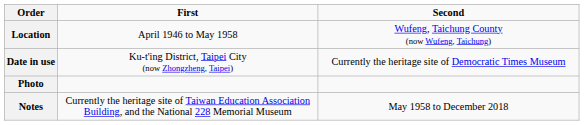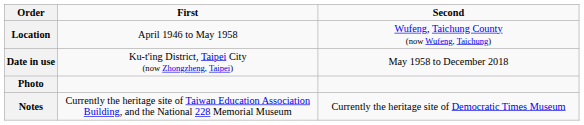(448, 62) Currently the heritage site of Democratic Times Museum -> (448, 62) May 1958 to December 2018
(448, 106) May 1958 to December 2018 -> (448, 106) Currently the heritage site of Democratic Times Museum
